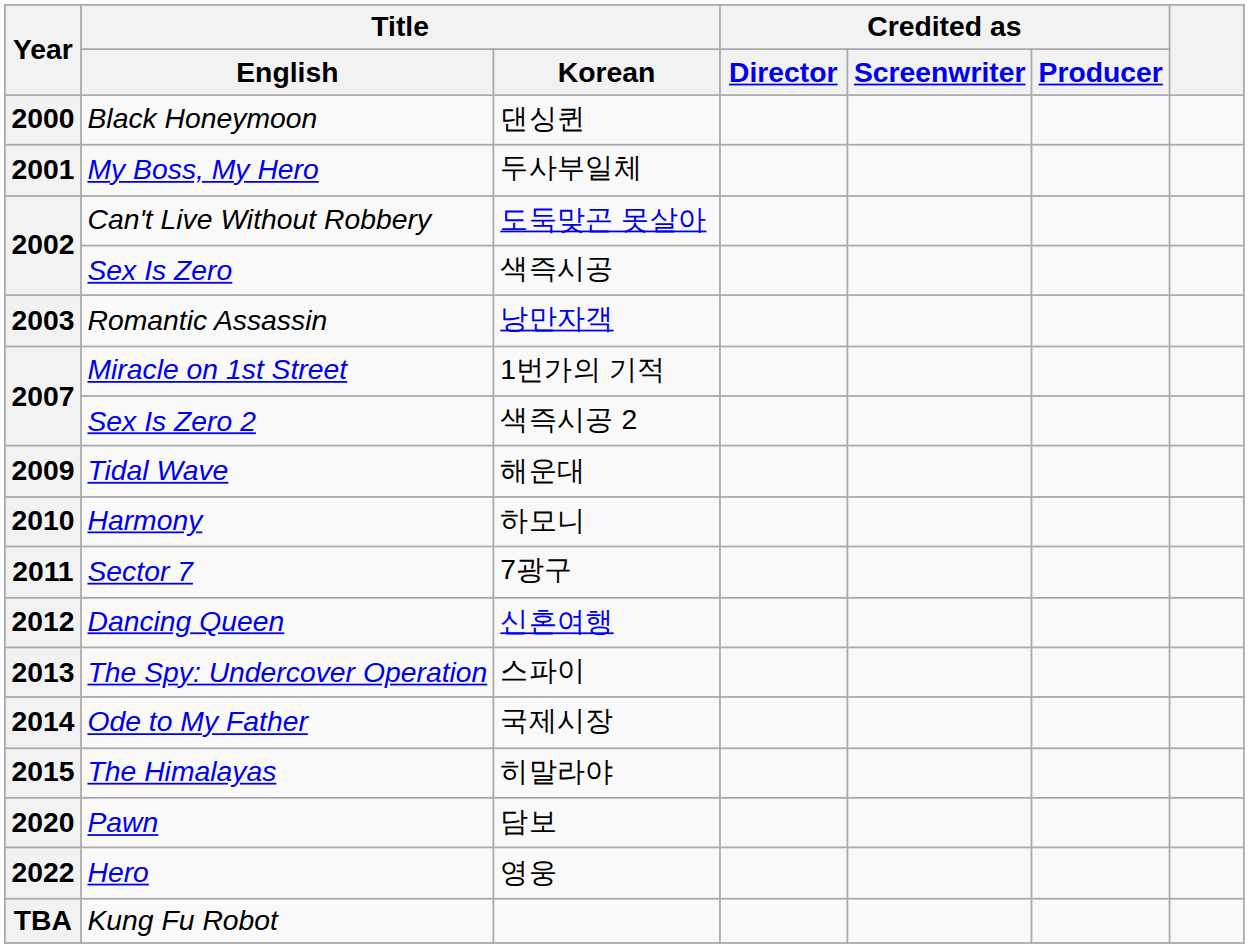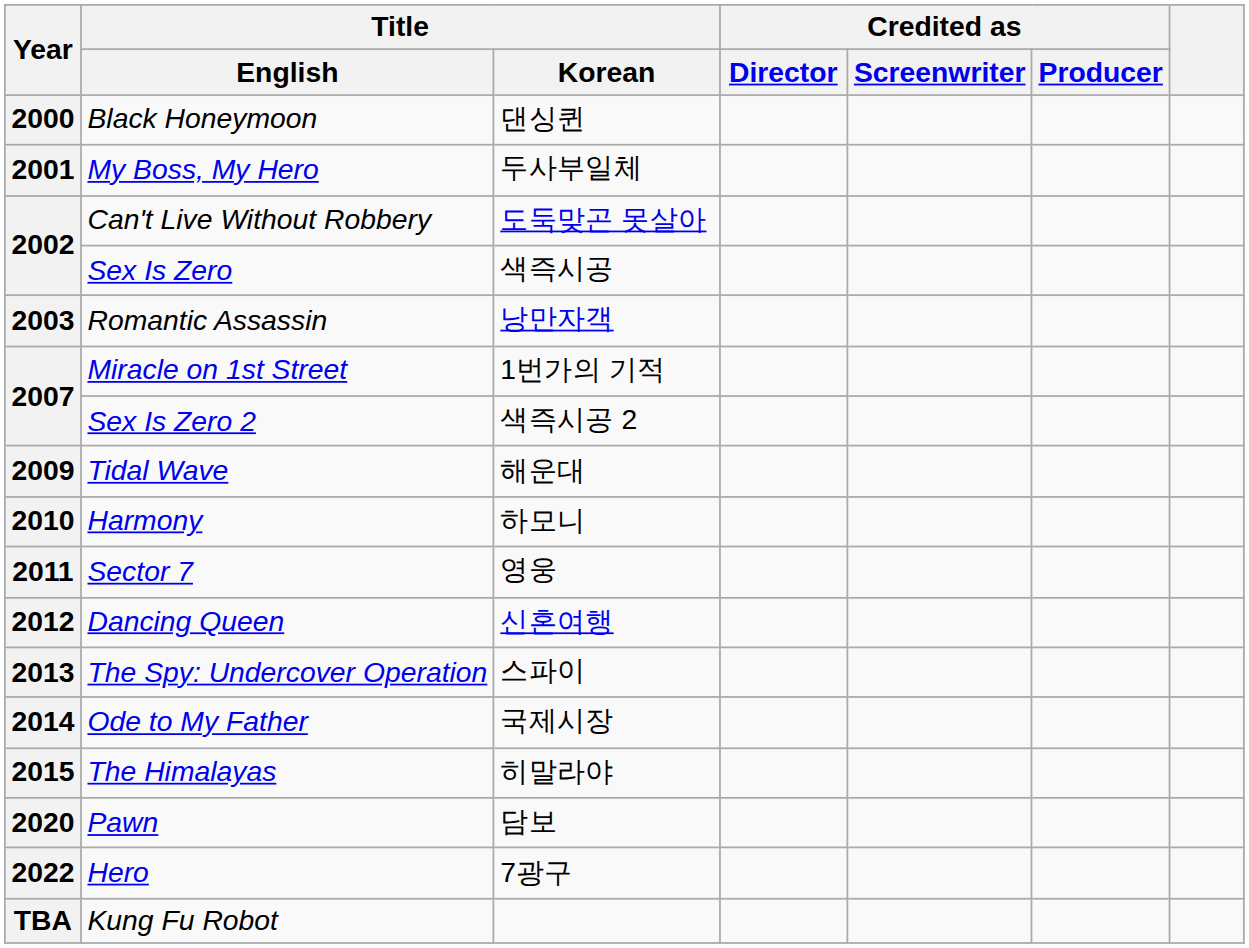(537, 570) 7광구 -> (529, 570) 영웅
(529, 871) 영웅 -> (537, 871) 7광구
